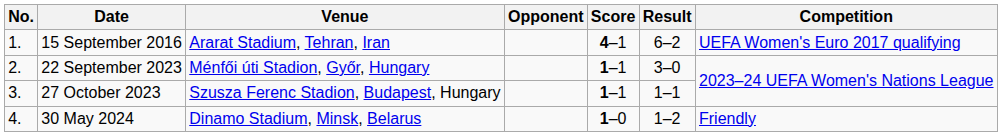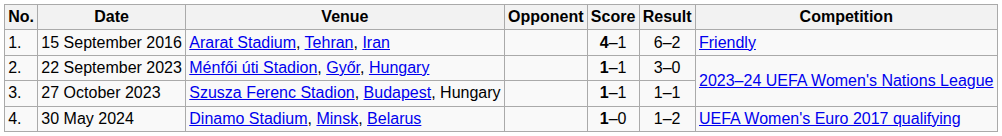(830, 42) UEFA Women's Euro 2017 qualifying -> (727, 42) Friendly
(727, 118) Friendly -> (830, 118) UEFA Women's Euro 2017 qualifying
